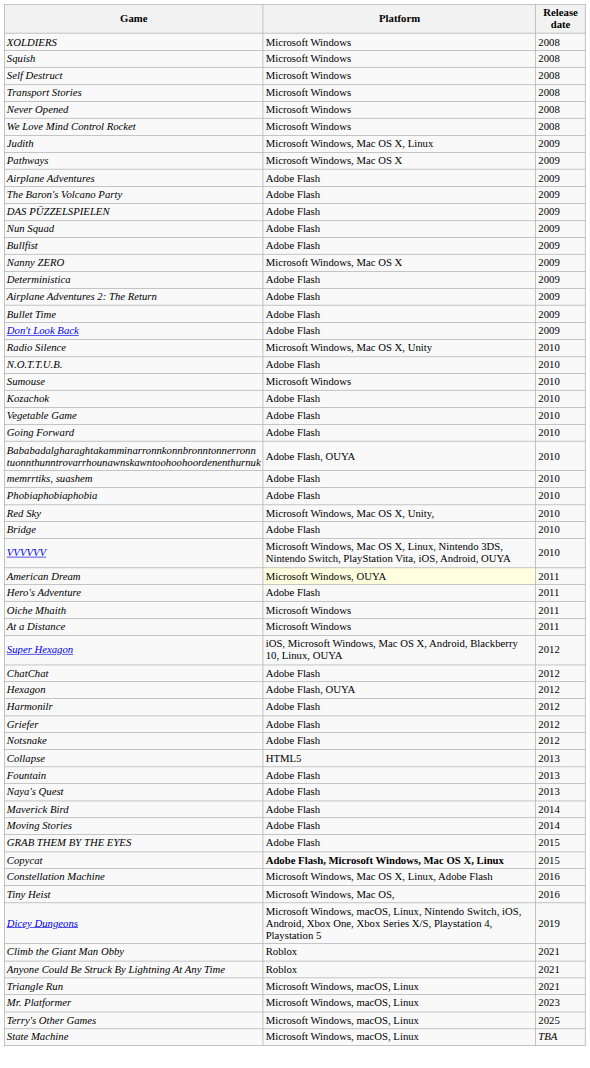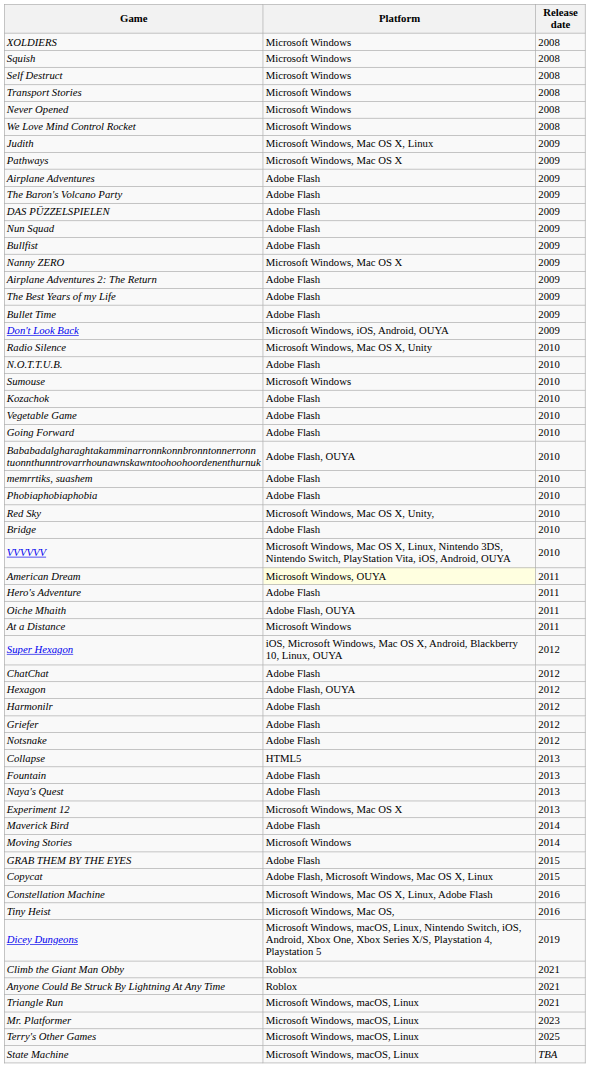- row: (39, 280)
+ row: (61, 297)
(293, 331) Adobe Flash -> (357, 331) Microsoft Windows, iOS, Android, OUYA
(308, 610) Microsoft Windows -> (310, 610) Adobe Flash, OUYA
+ row: (38, 809)
(293, 826) Adobe Flash -> (308, 843) Microsoft Windows
(385, 860) bold -> (379, 877) normal
